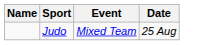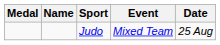+ column: (23, 14)
